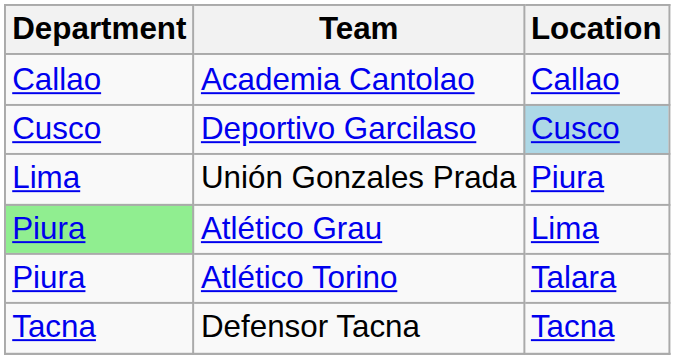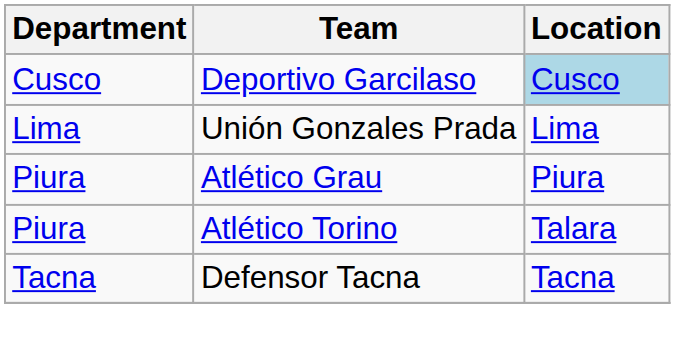- row: (338, 79)
(568, 178) Piura -> (565, 128) Lima
(49, 228) lightgreen background -> (49, 178) no background
(565, 228) Lima -> (568, 178) Piura
